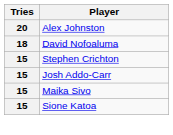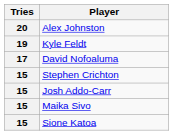+ row: (64, 43)
(22, 43) 18 -> (22, 59) 17
